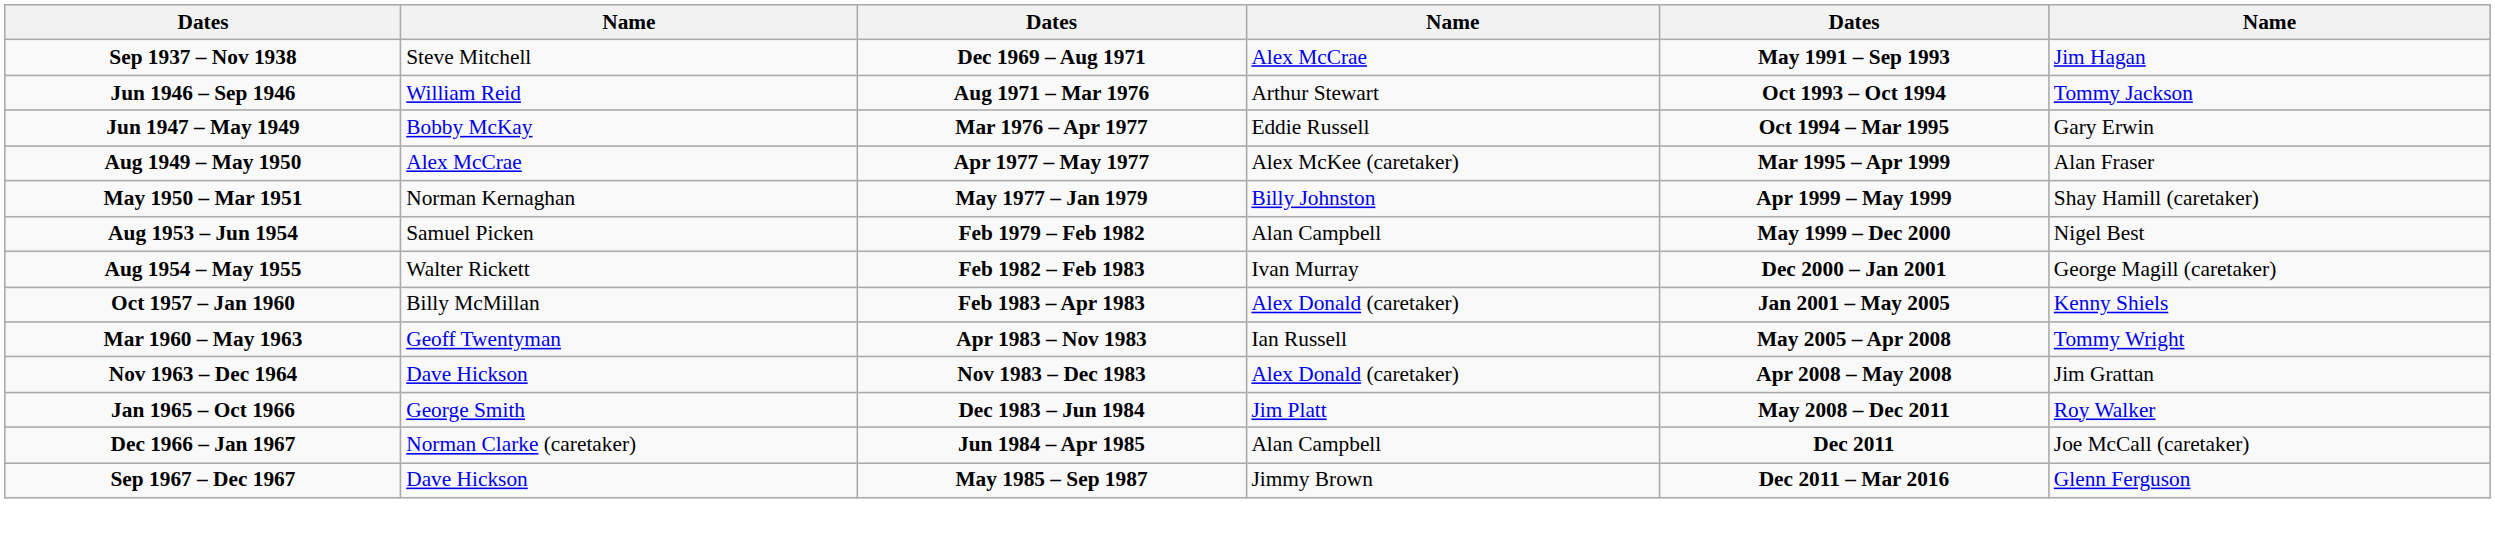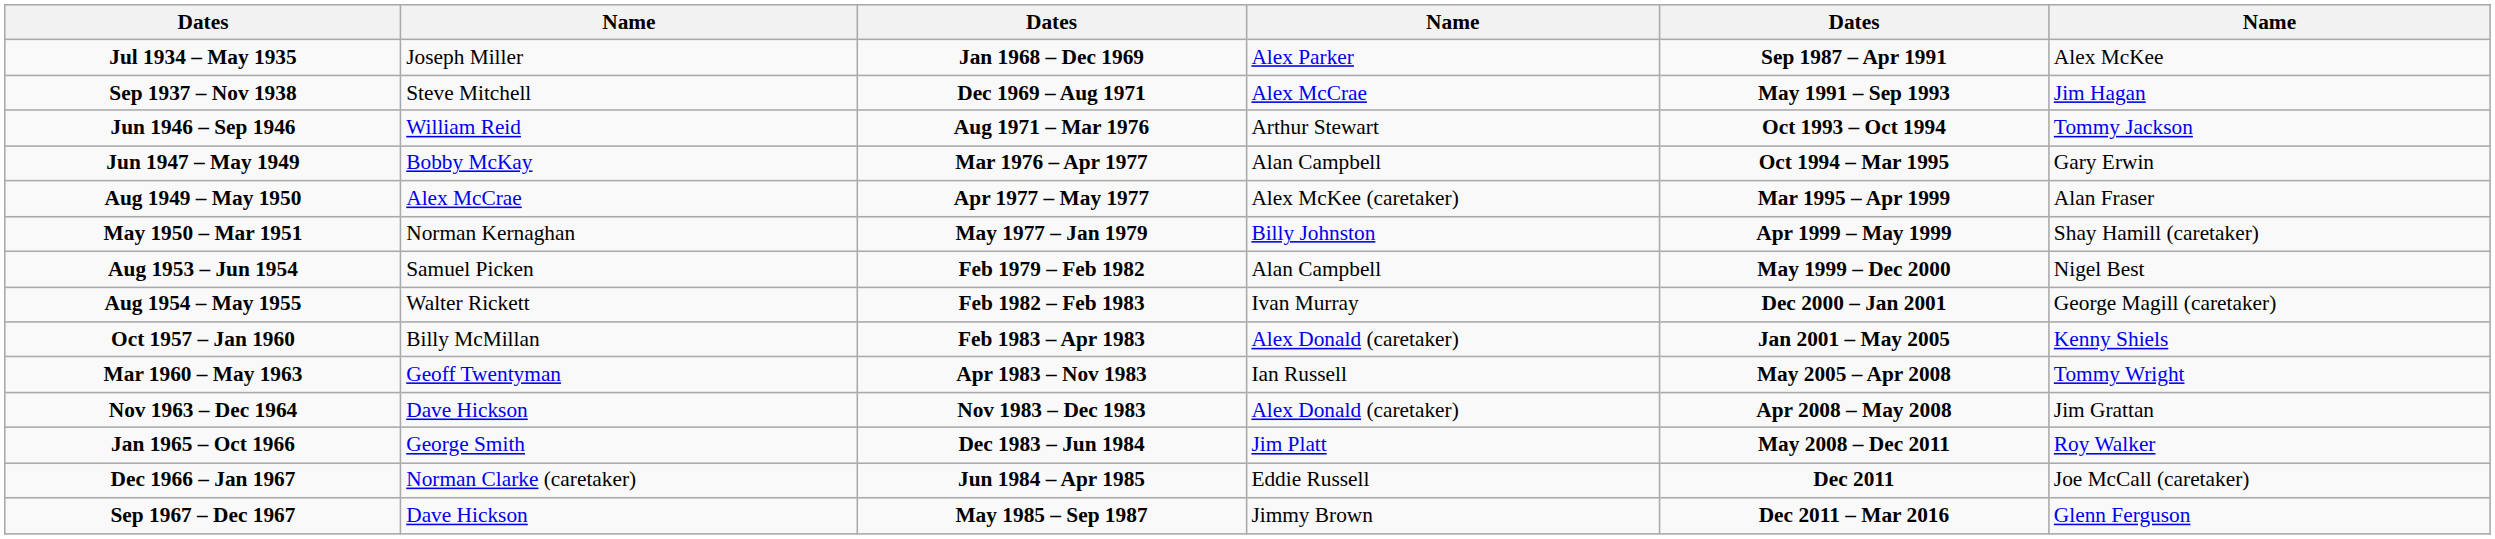+ row: (203, 56)
(1310, 127) Eddie Russell -> (1316, 162) Alan Campbell
(1316, 444) Alan Campbell -> (1310, 479) Eddie Russell
